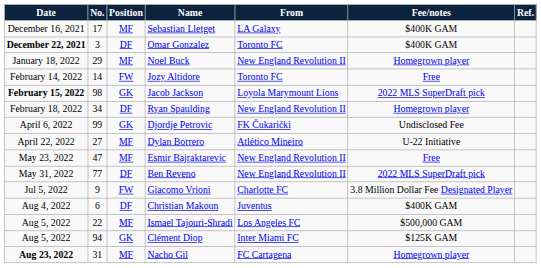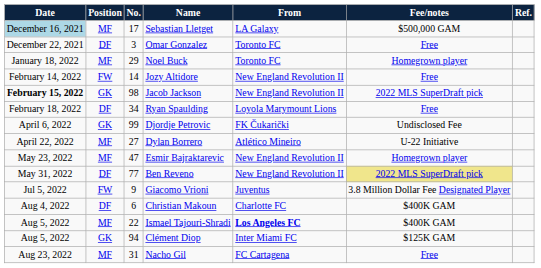columns swapped: (126, 12) <-> (97, 12)
(46, 29) no background -> (45, 29) lightblue background
(431, 29) $400K GAM -> (429, 29) $500,000 GAM
(46, 45) bold -> (45, 45) normal
(431, 45) $400K GAM -> (429, 45) Free
(292, 61) New England Revolution II -> (258, 61) Toronto FC
(260, 77) Toronto FC -> (290, 77) New England Revolution II
(288, 93) Loyola Marymount Lions -> (290, 93) New England Revolution II
(292, 109) New England Revolution II -> (286, 109) Loyola Marymount Lions
(431, 109) Homegrown player -> (429, 109) Free
(431, 158) Free -> (429, 158) Homegrown player
(431, 174) no background -> (429, 174) khaki background
(263, 190) Charlotte FC -> (252, 190) Juventus
(254, 206) Juventus -> (261, 206) Charlotte FC
(269, 222) normal -> (268, 222) bold
(431, 222) $500,000 GAM -> (429, 222) $400K GAM
(46, 255) bold -> (45, 255) normal
(431, 255) Homegrown player -> (429, 255) Free
